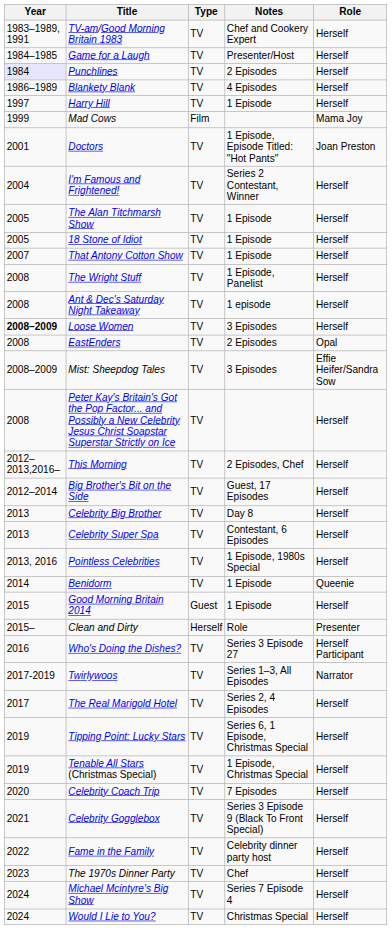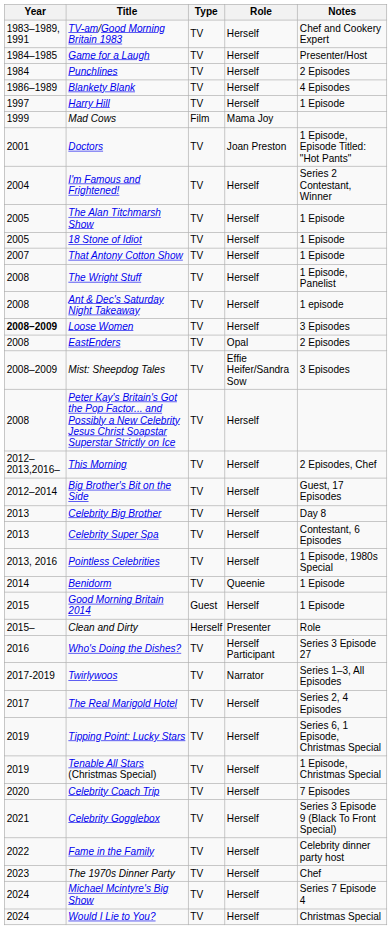columns swapped: (350, 12) <-> (269, 12)
(18, 71) lavender background -> (18, 71) no background
